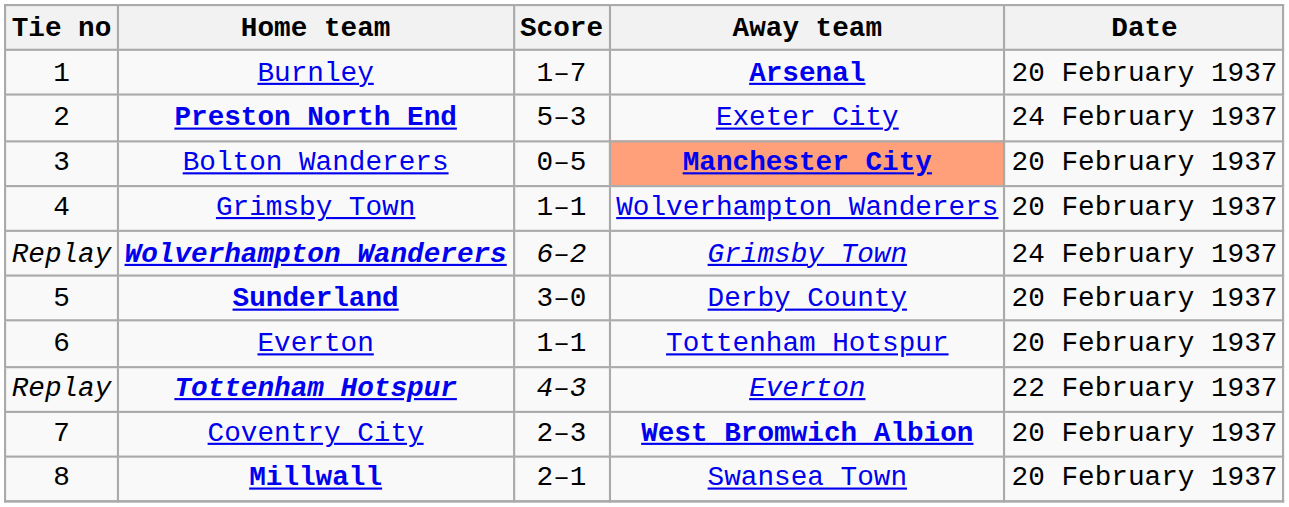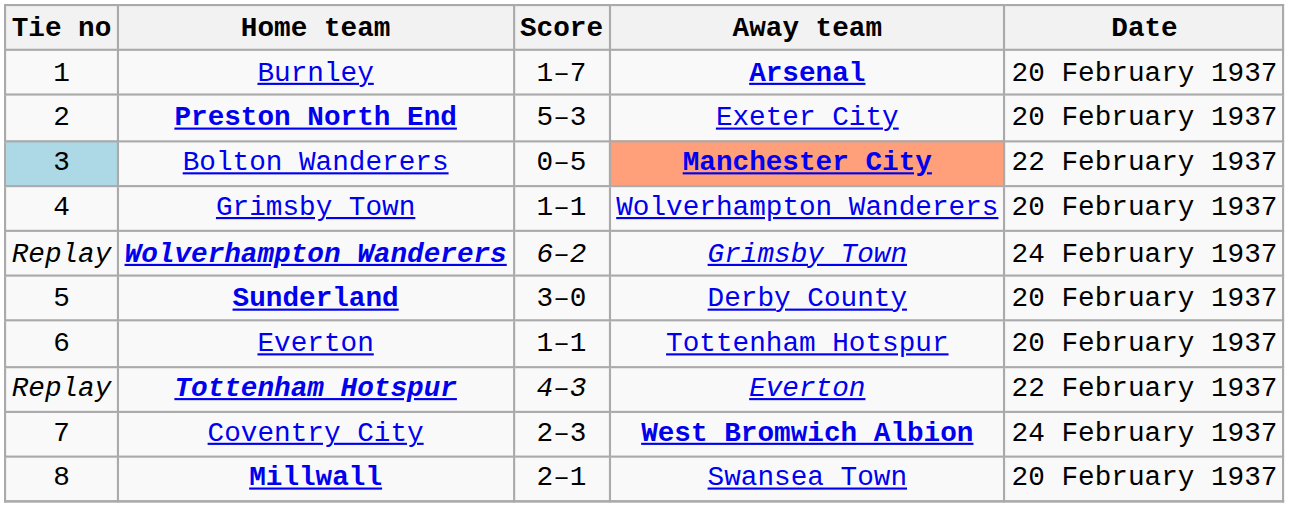(1145, 118) 24 February 1937 -> (1145, 118) 20 February 1937
(62, 163) no background -> (62, 163) lightblue background
(1145, 163) 20 February 1937 -> (1145, 163) 22 February 1937
(1145, 434) 20 February 1937 -> (1145, 434) 24 February 1937
